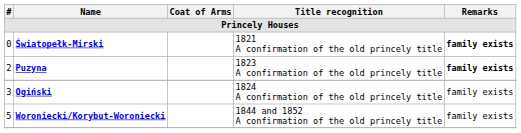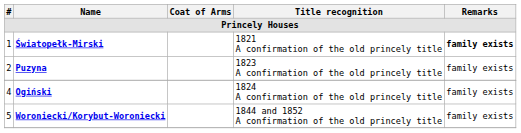(9, 44) 0 -> (9, 44) 1
(480, 68) bold -> (480, 68) normal
(9, 92) 3 -> (9, 92) 4
